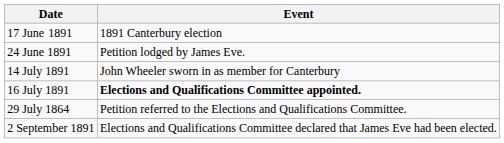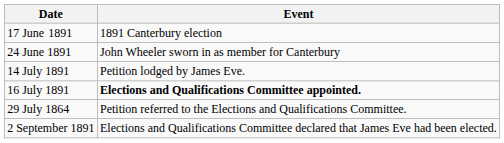(172, 52) Petition lodged by James Eve. -> (220, 52) John Wheeler sworn in as member for Canterbury
(220, 71) John Wheeler sworn in as member for Canterbury -> (172, 71) Petition lodged by James Eve.
